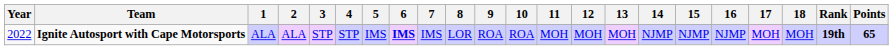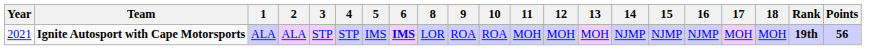- column: (431, 14)
(19, 34) 2022 -> (19, 34) 2021
(869, 34) 65 -> (842, 34) 56
